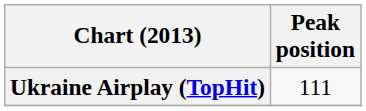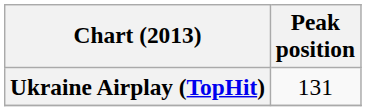(315, 86) 111 -> (315, 86) 131
